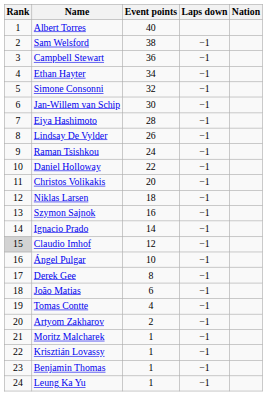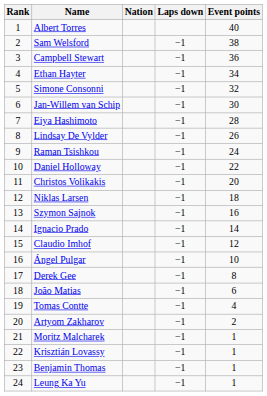columns swapped: (246, 12) <-> (151, 12)
(18, 244) lightgrey background -> (18, 244) no background
